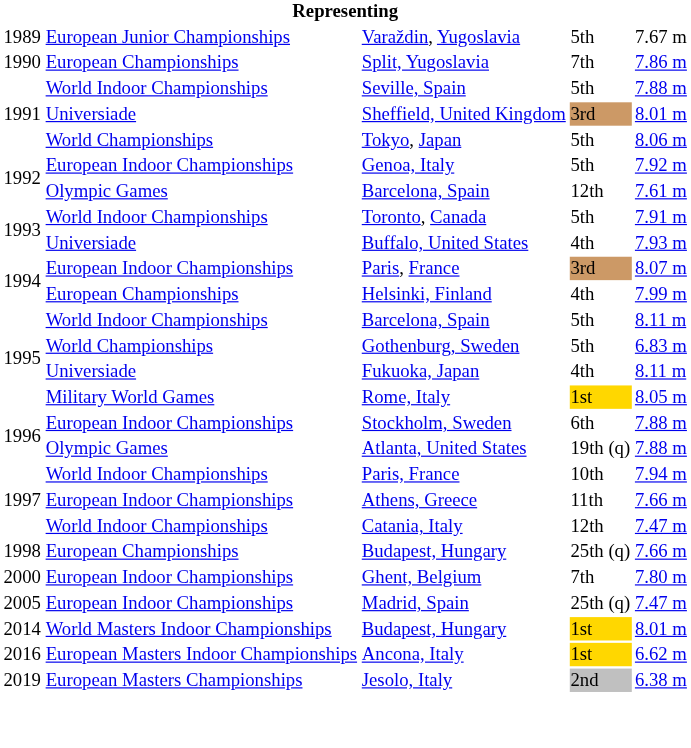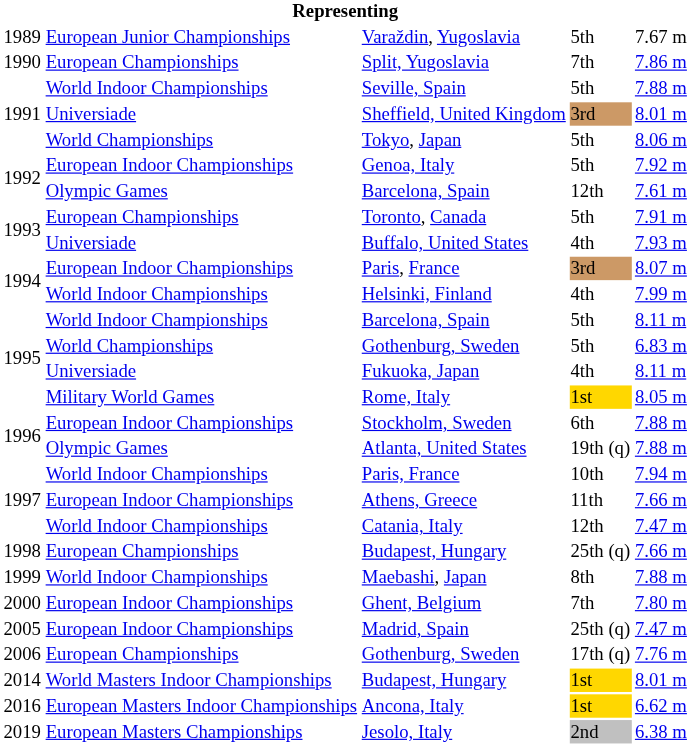(157, 216) World Indoor Championships -> (142, 216) European Championships
(142, 294) European Championships -> (157, 294) World Indoor Championships
+ row: (22, 577)
+ row: (22, 654)
